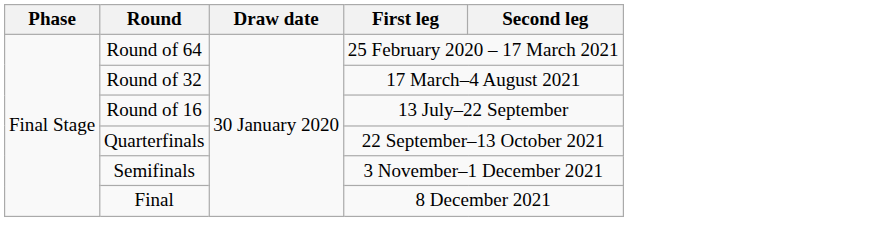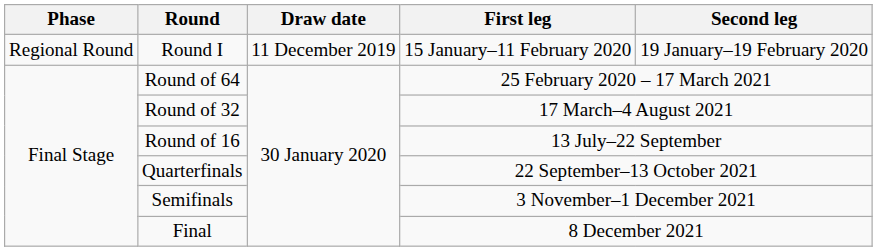+ row: (192, 49)
